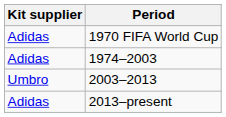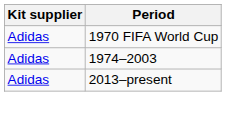- row: (123, 79)
